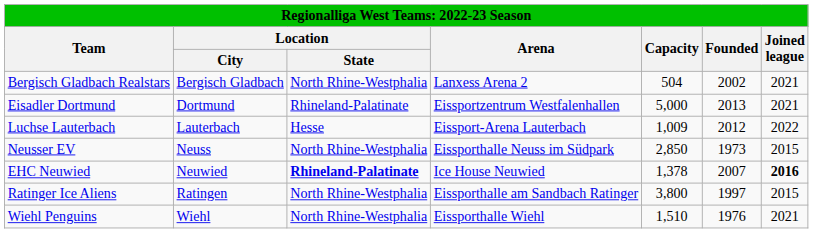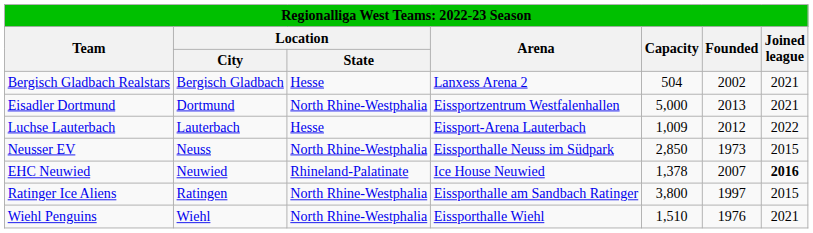(359, 82) North Rhine-Westphalia -> (307, 82) Hesse
(349, 104) Rhineland-Palatinate -> (359, 104) North Rhine-Westphalia
(354, 171) bold -> (349, 171) normal
